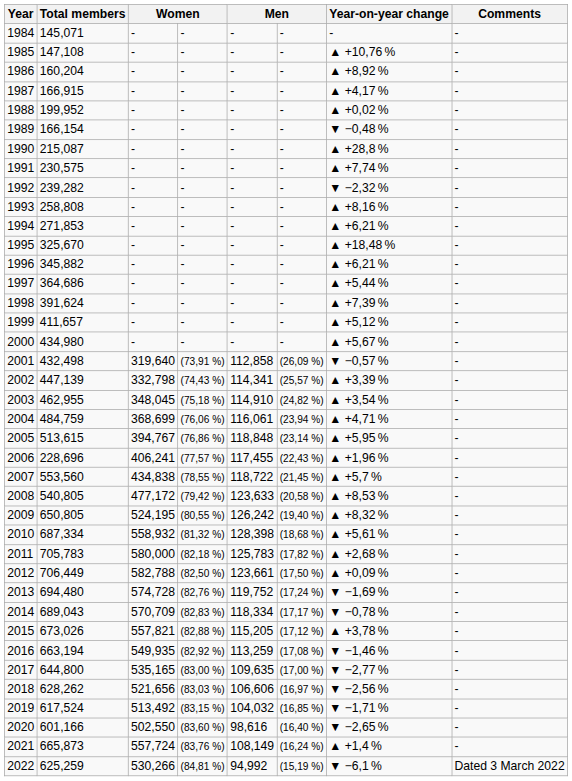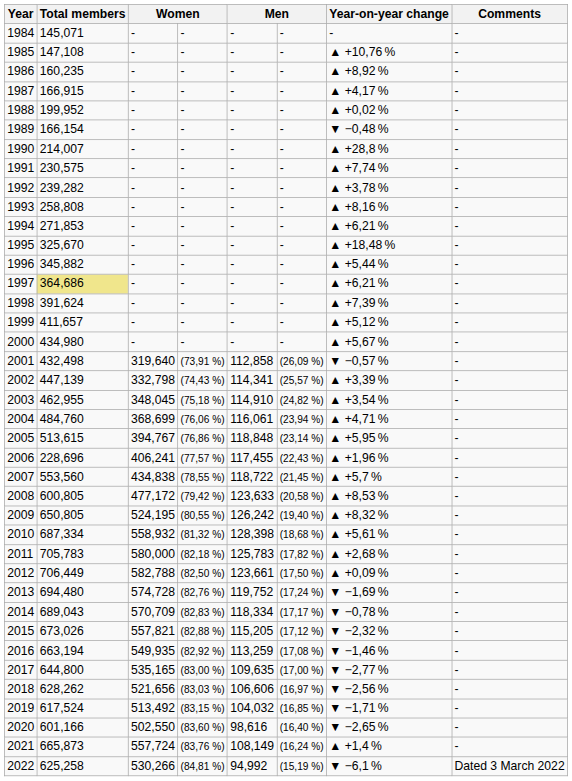(62, 71) 160,204 -> (62, 71) 160,235
(62, 149) 215,087 -> (62, 149) 214,007
(359, 187) ▼ −2,32 % -> (359, 187) ▲ +3,78 %
(359, 264) ▲ +6,21 % -> (359, 264) ▲ +5,44 %
(62, 284) no background -> (62, 284) khaki background
(359, 284) ▲ +5,44 % -> (359, 284) ▲ +6,21 %
(62, 419) 484,759 -> (62, 419) 484,760
(62, 496) 540,805 -> (62, 496) 600,805
(359, 631) ▲ +3,78 % -> (359, 631) ▼ −2,32 %
(62, 766) 625,259 -> (62, 766) 625,258
